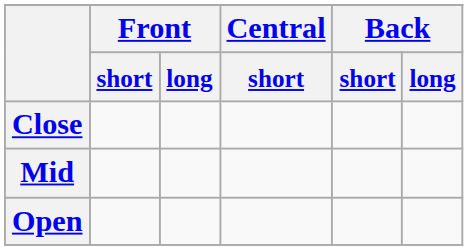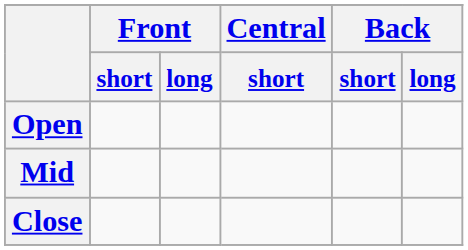rows swapped: (47, 124) <-> (47, 220)
